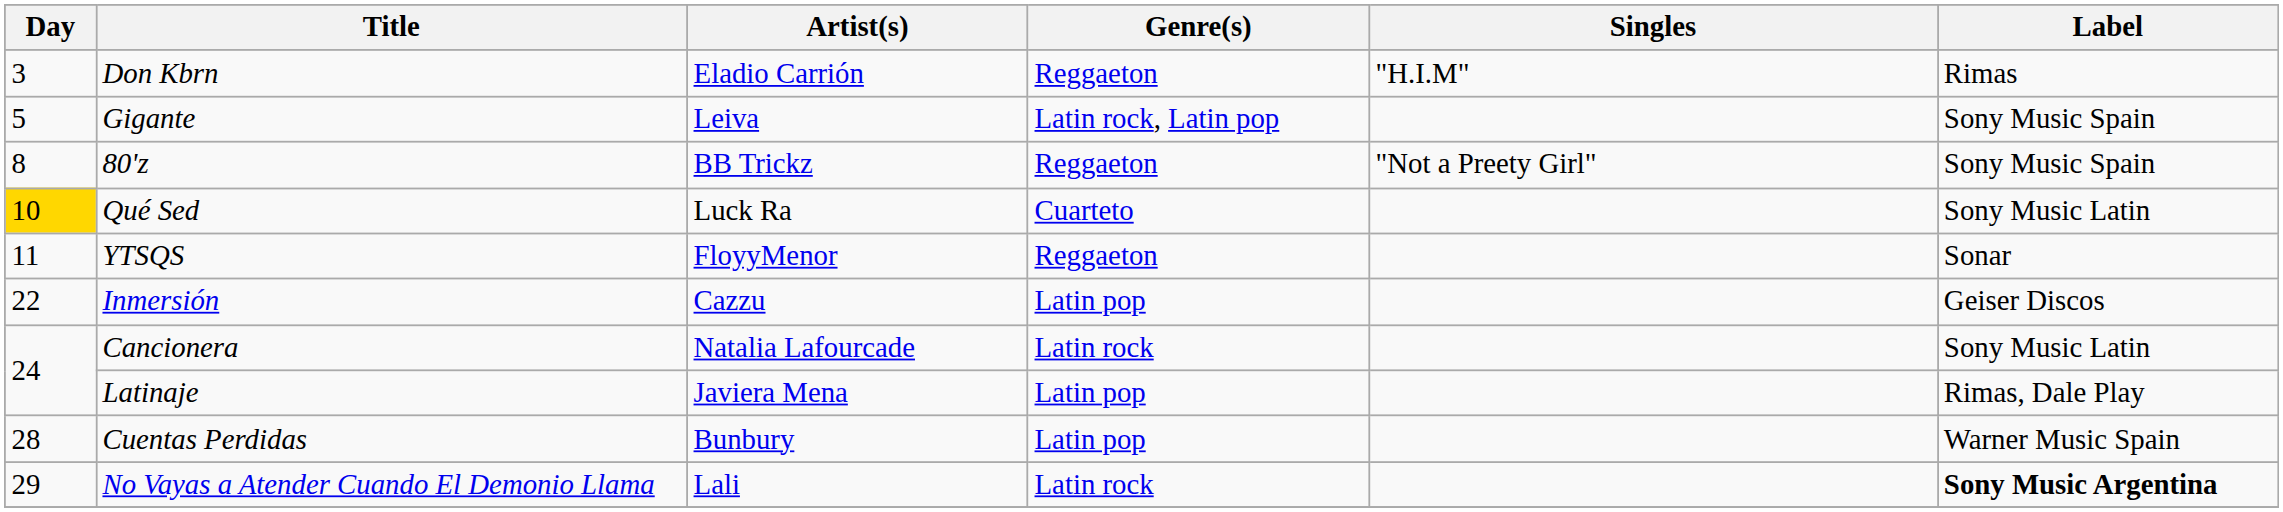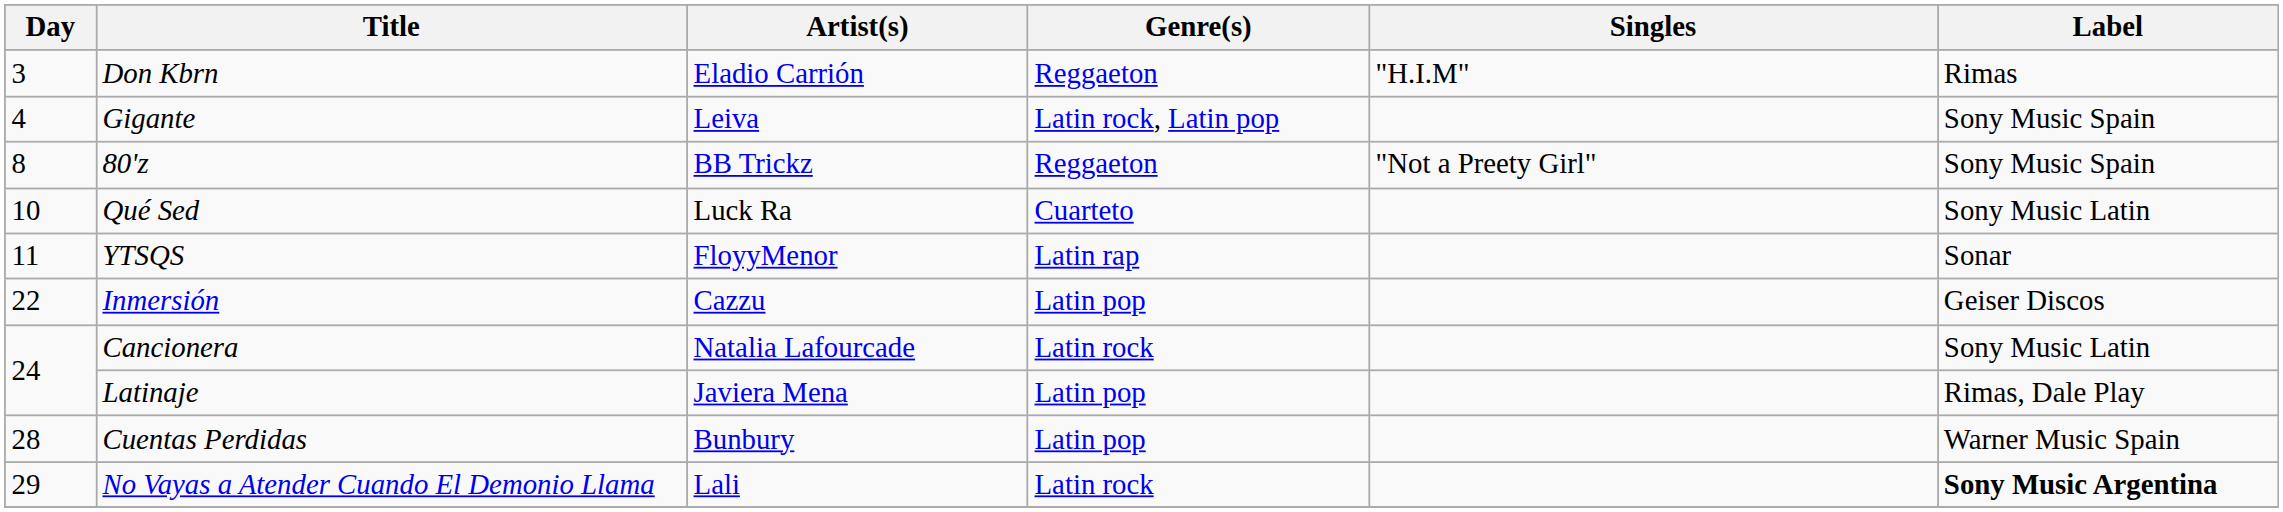(19, 118) 5 -> (19, 118) 4
(26, 210) gold background -> (26, 210) no background
(1096, 255) Reggaeton -> (1087, 255) Latin rap
